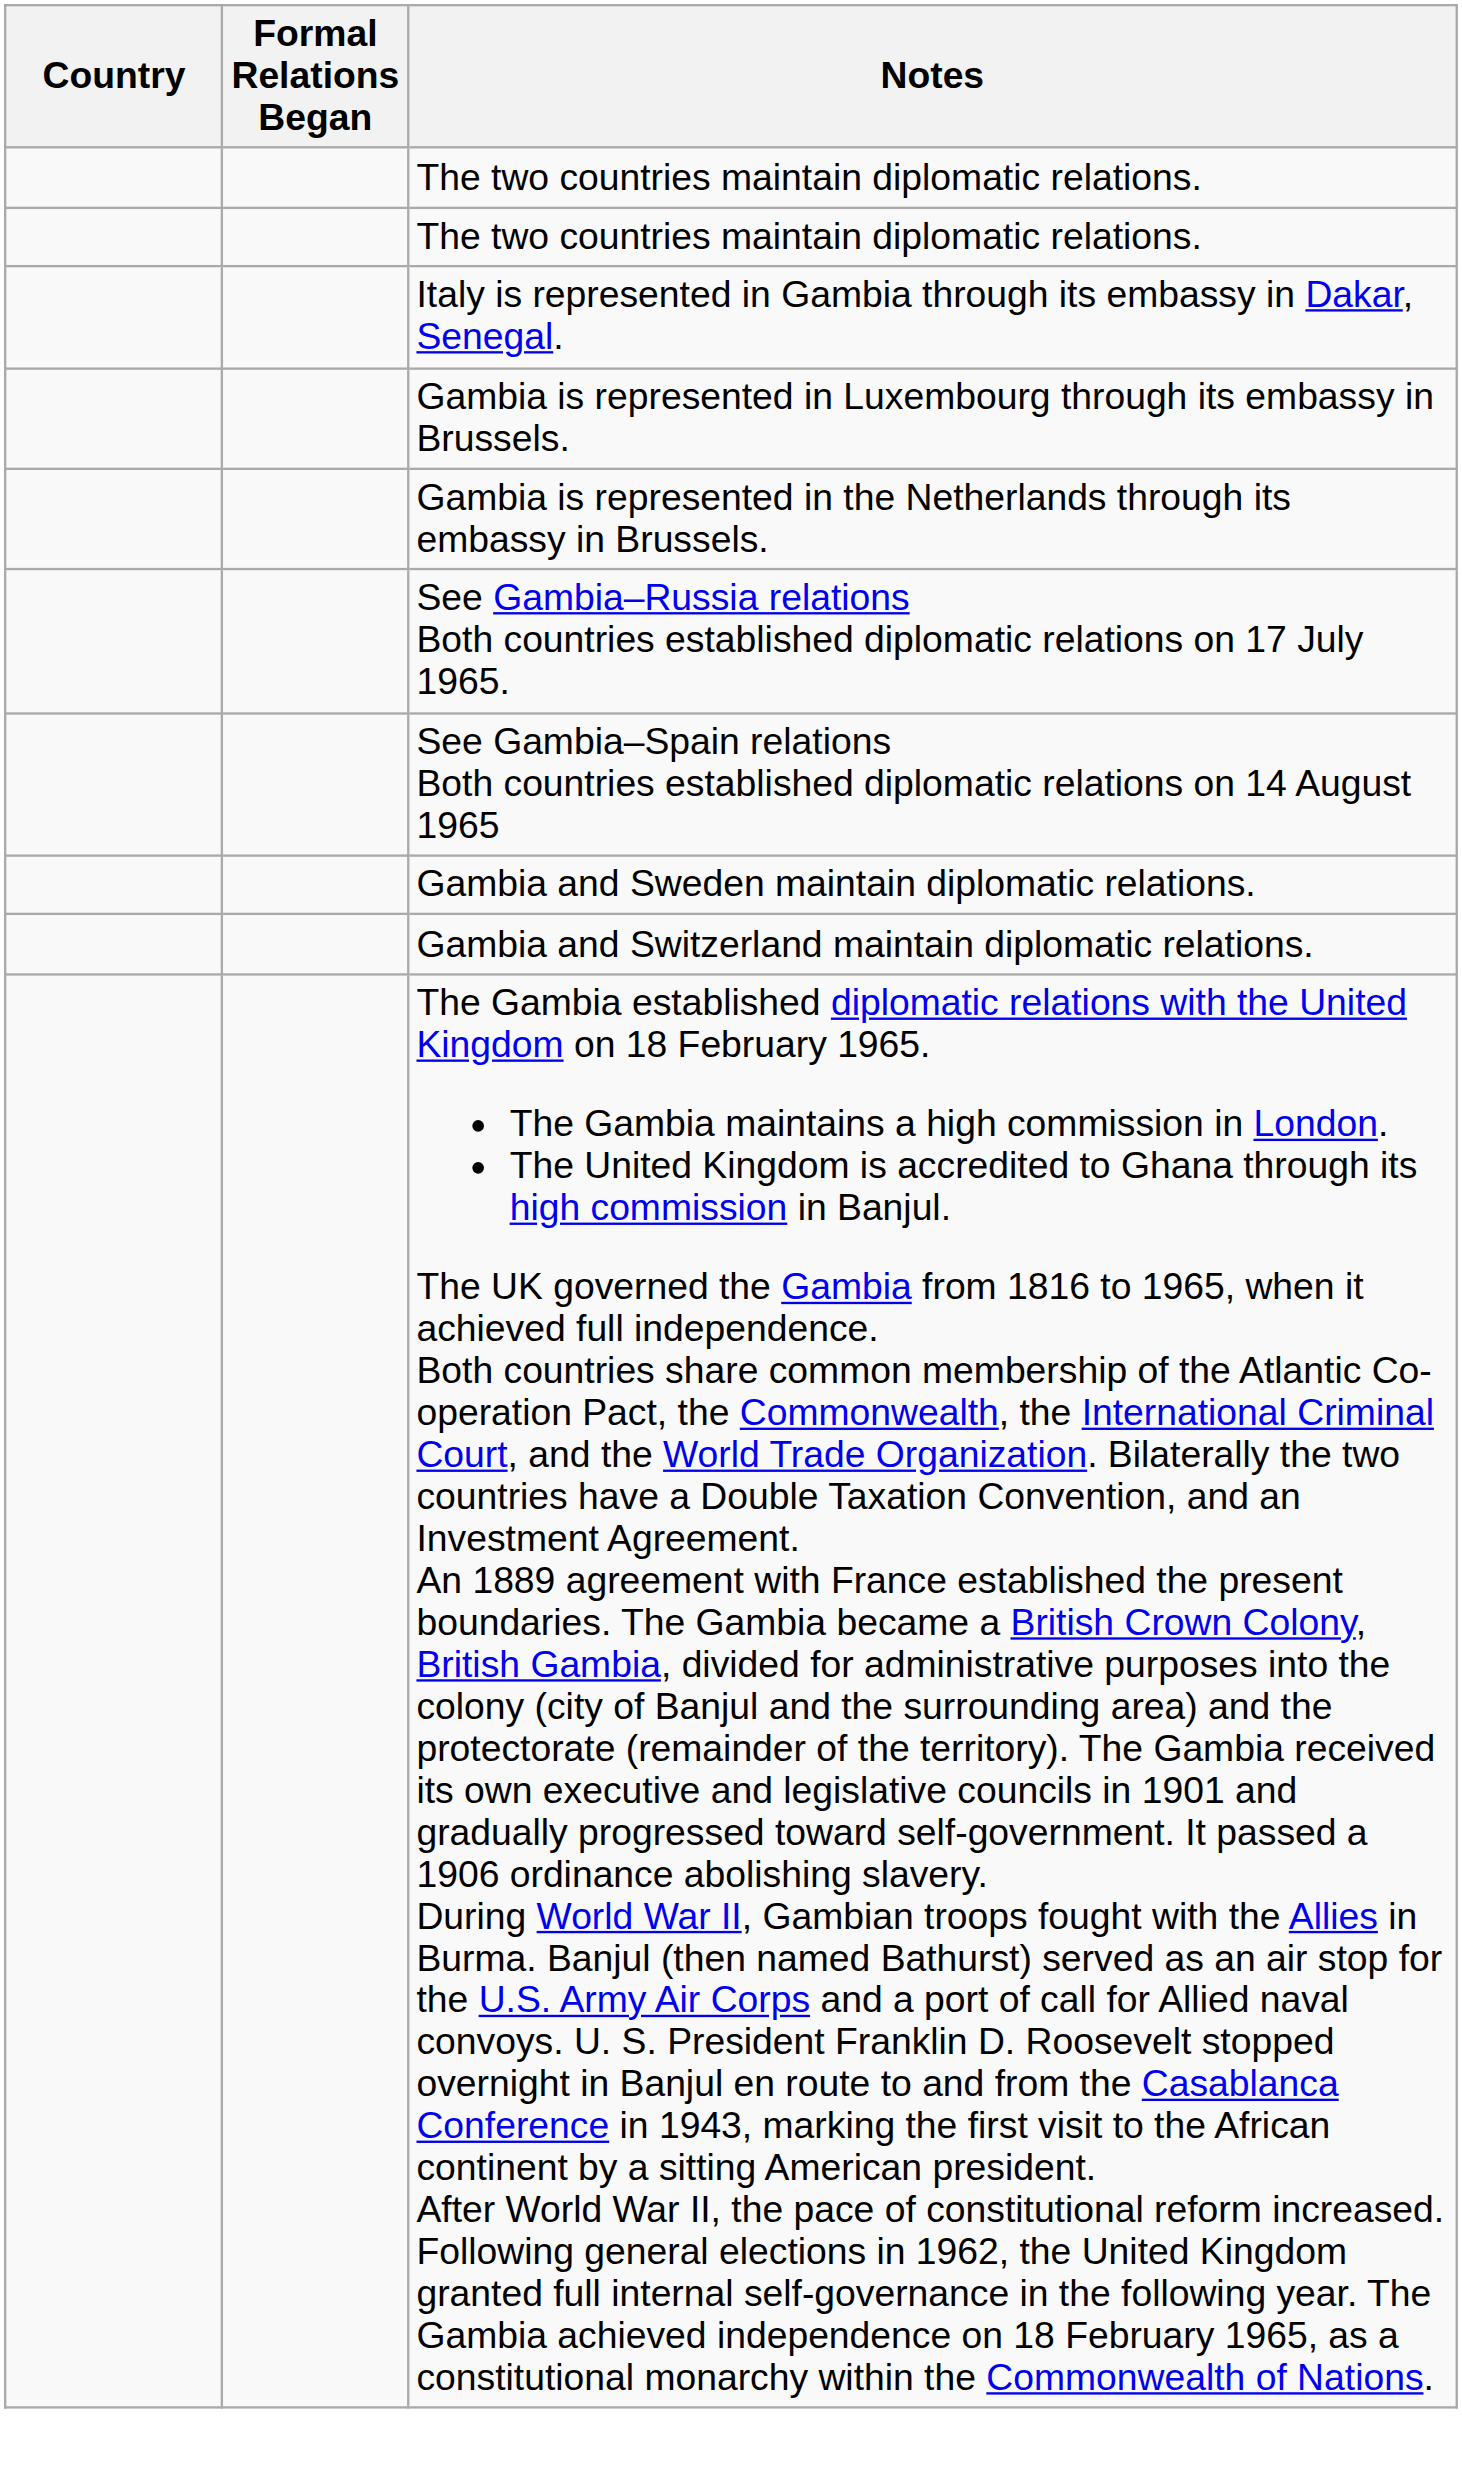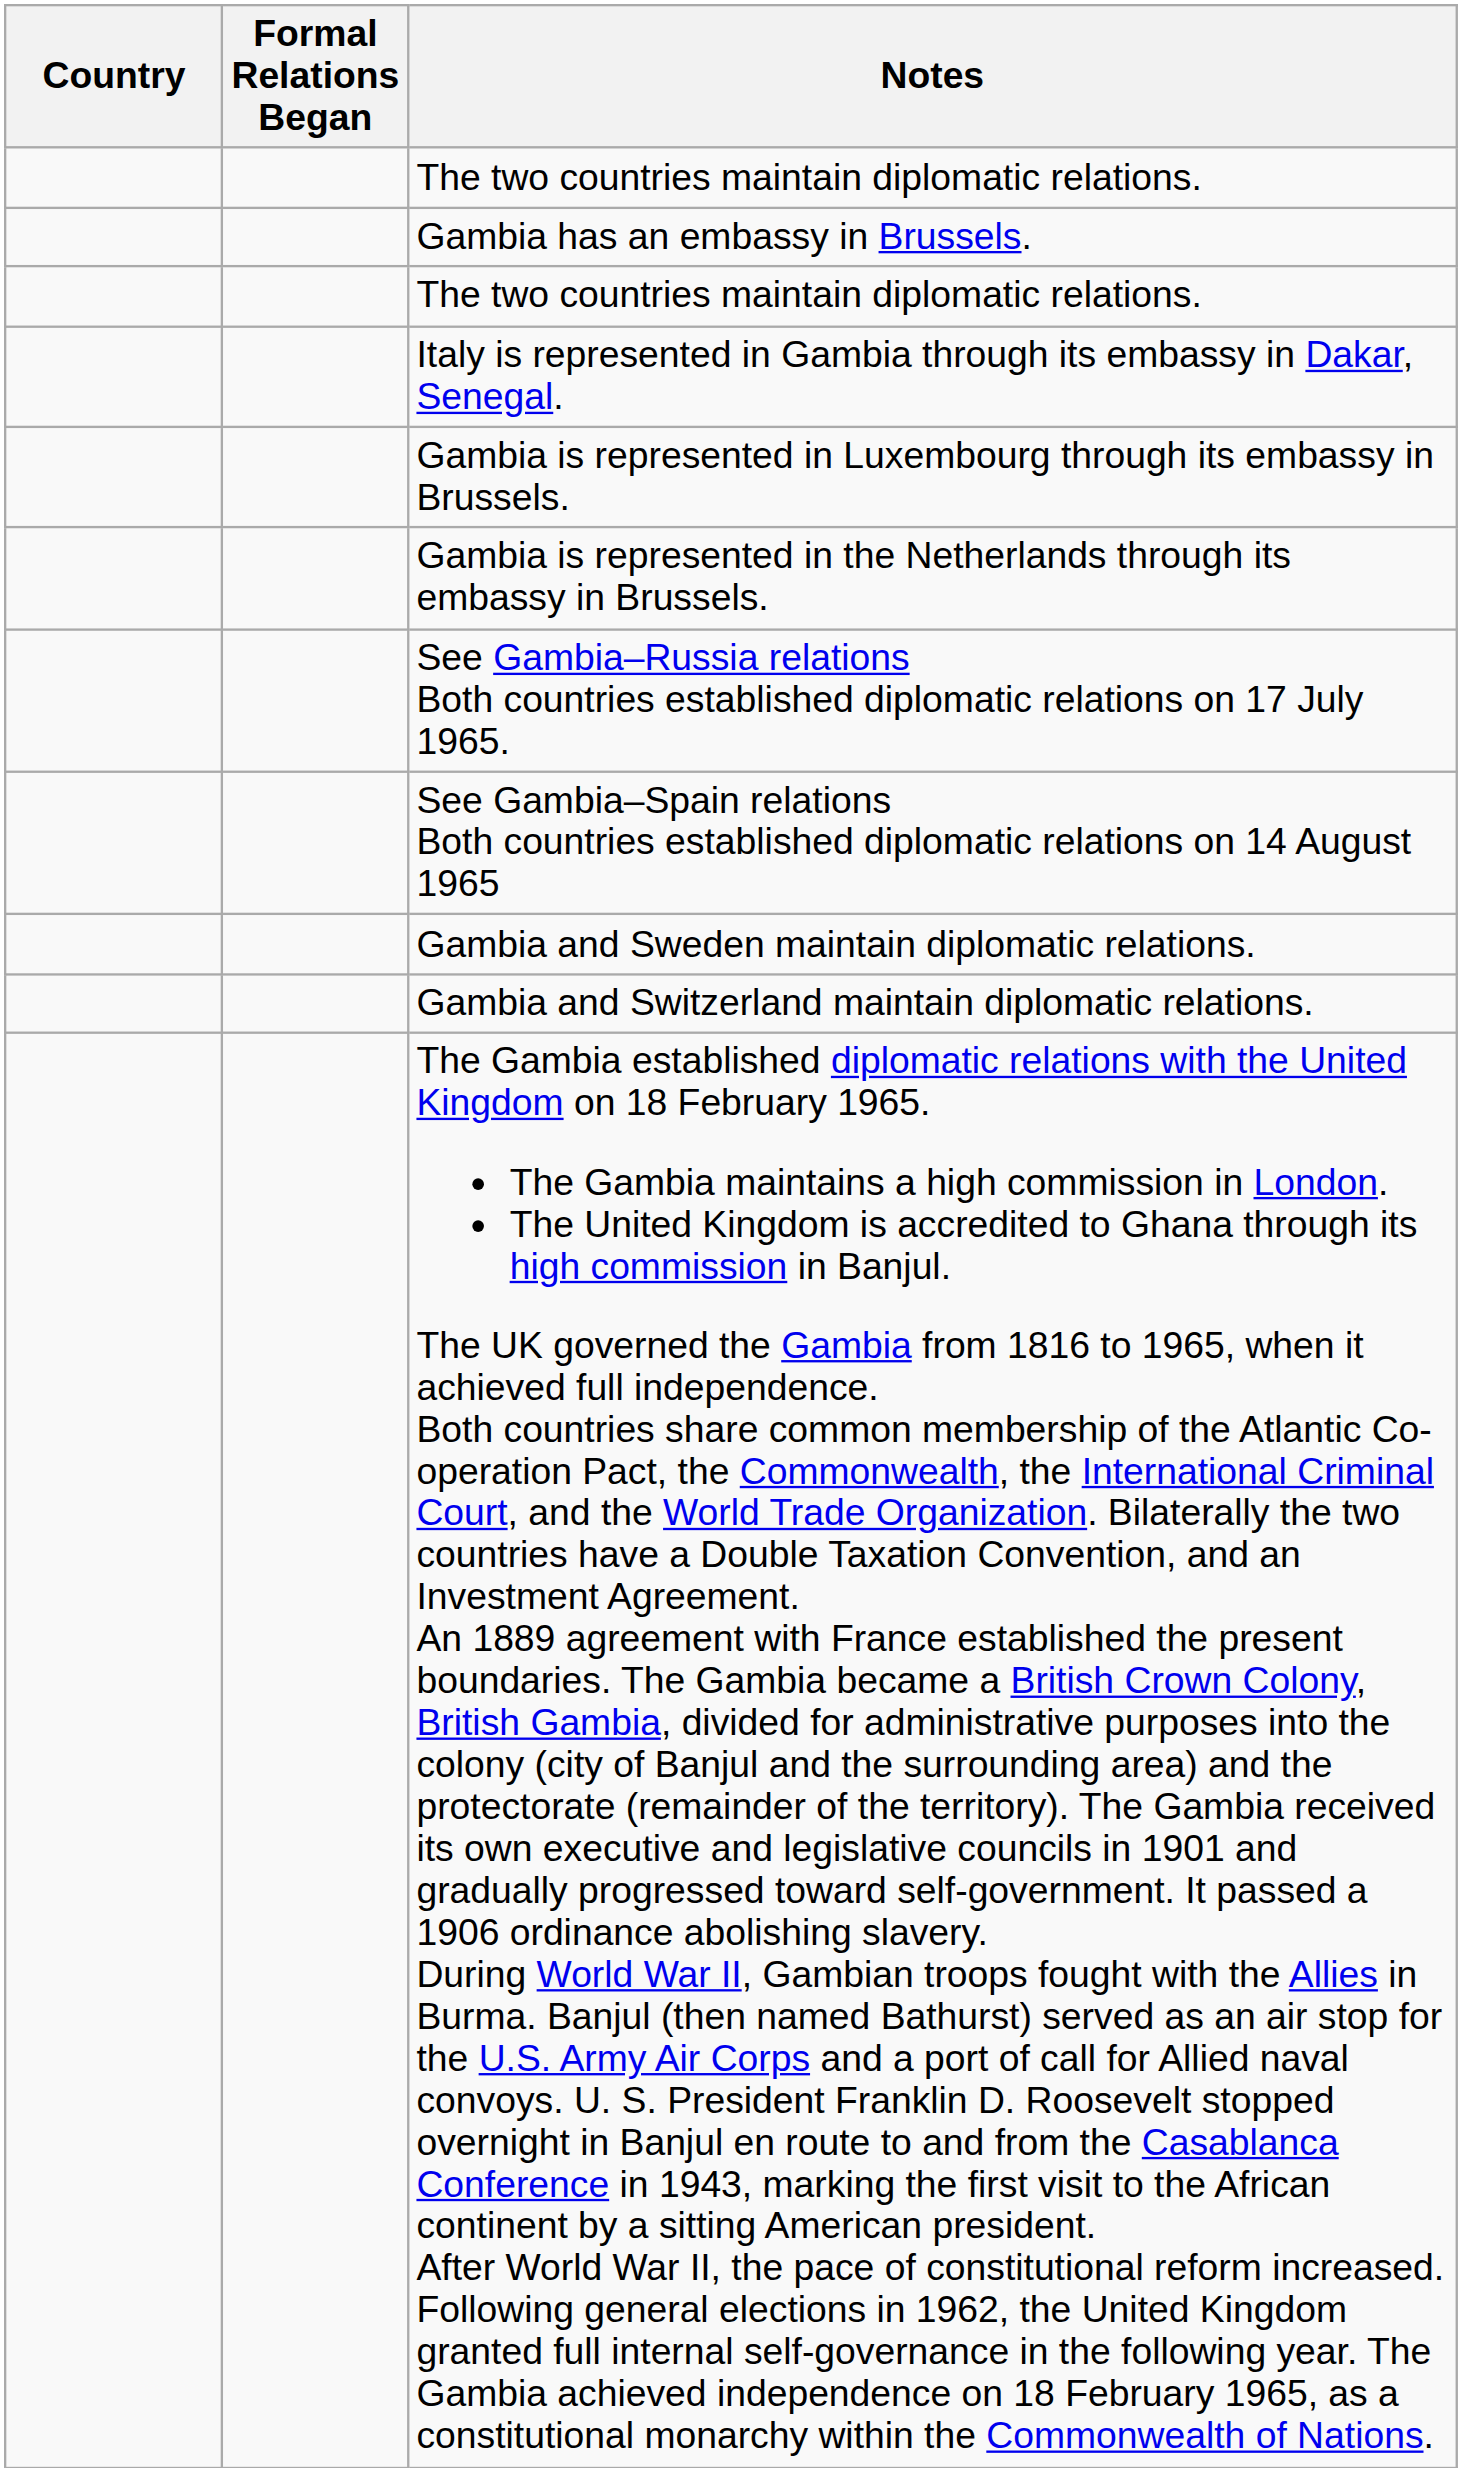+ row: (114, 237)
